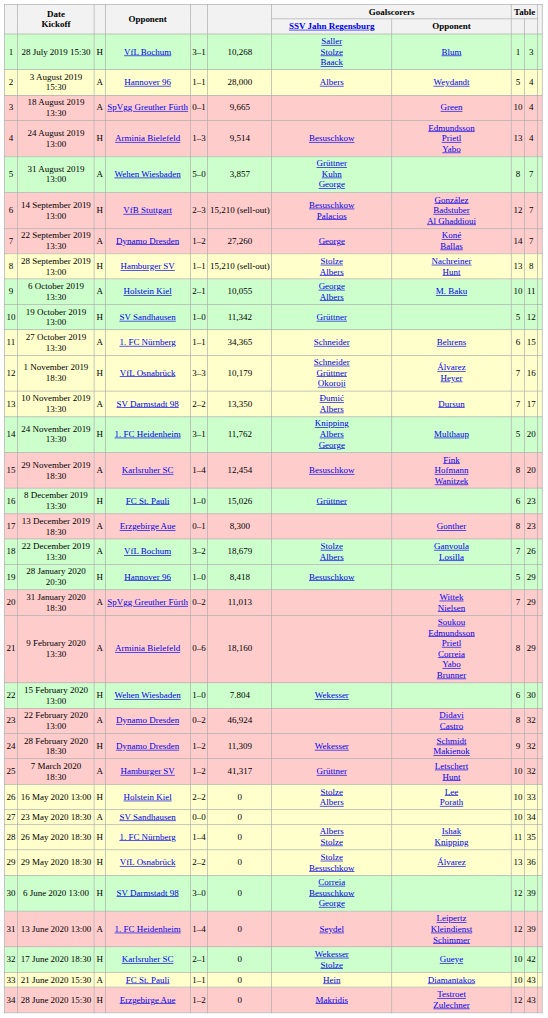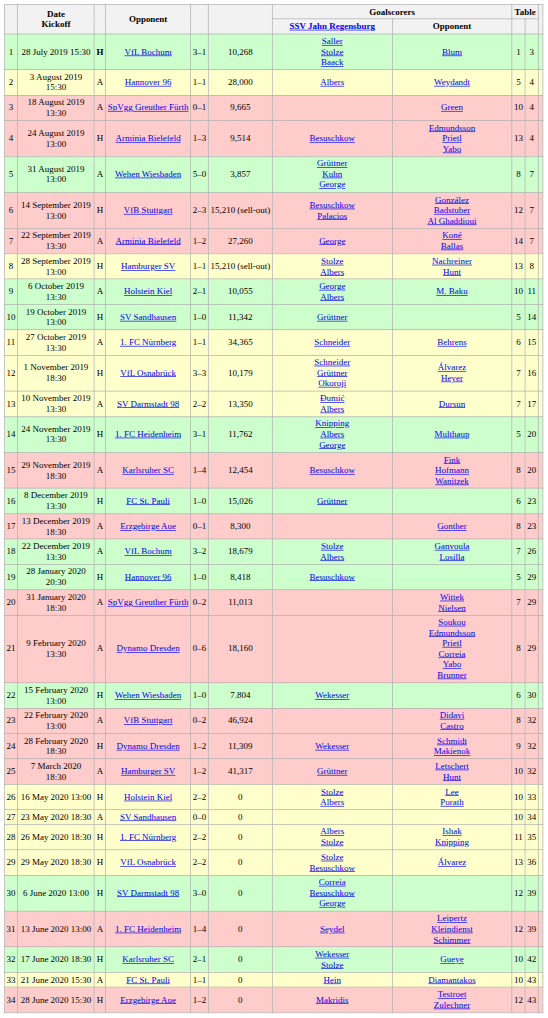(100, 51) normal -> (100, 51) bold
(148, 240) Dynamo Dresden -> (148, 240) Arminia Bielefeld
(531, 316) 12 -> (532, 316) 14
(148, 648) Arminia Bielefeld -> (148, 648) Dynamo Dresden
(148, 720) Dynamo Dresden -> (148, 720) VfB Stuttgart
(199, 836) 1–4 -> (199, 836) 2–2
